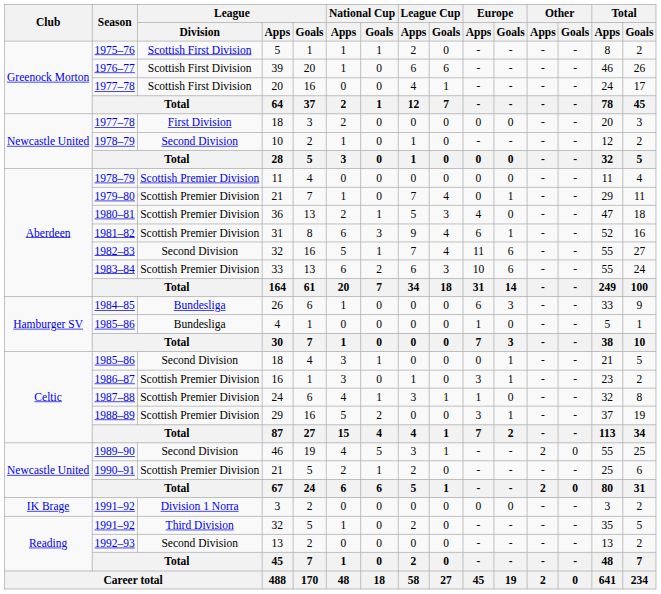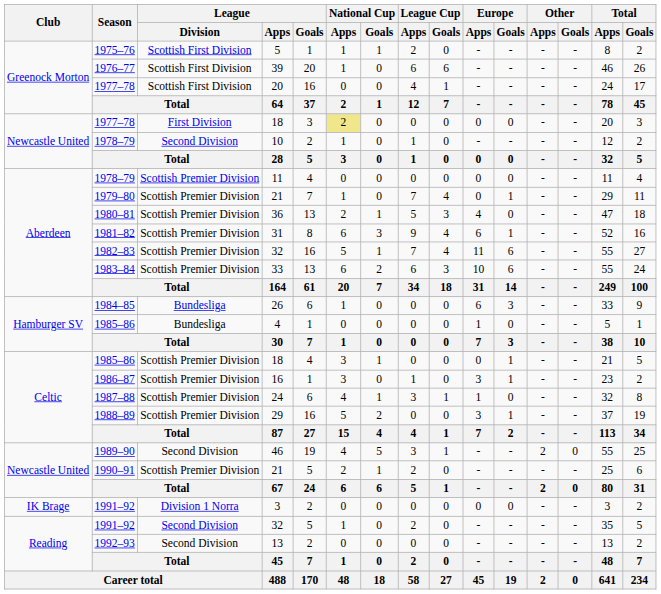(343, 123) no background -> (343, 123) khaki background
(200, 251) Second Division -> (200, 251) Scottish Premier Division
(200, 360) Second Division -> (200, 360) Scottish Premier Division
(200, 525) Third Division -> (200, 525) Second Division
